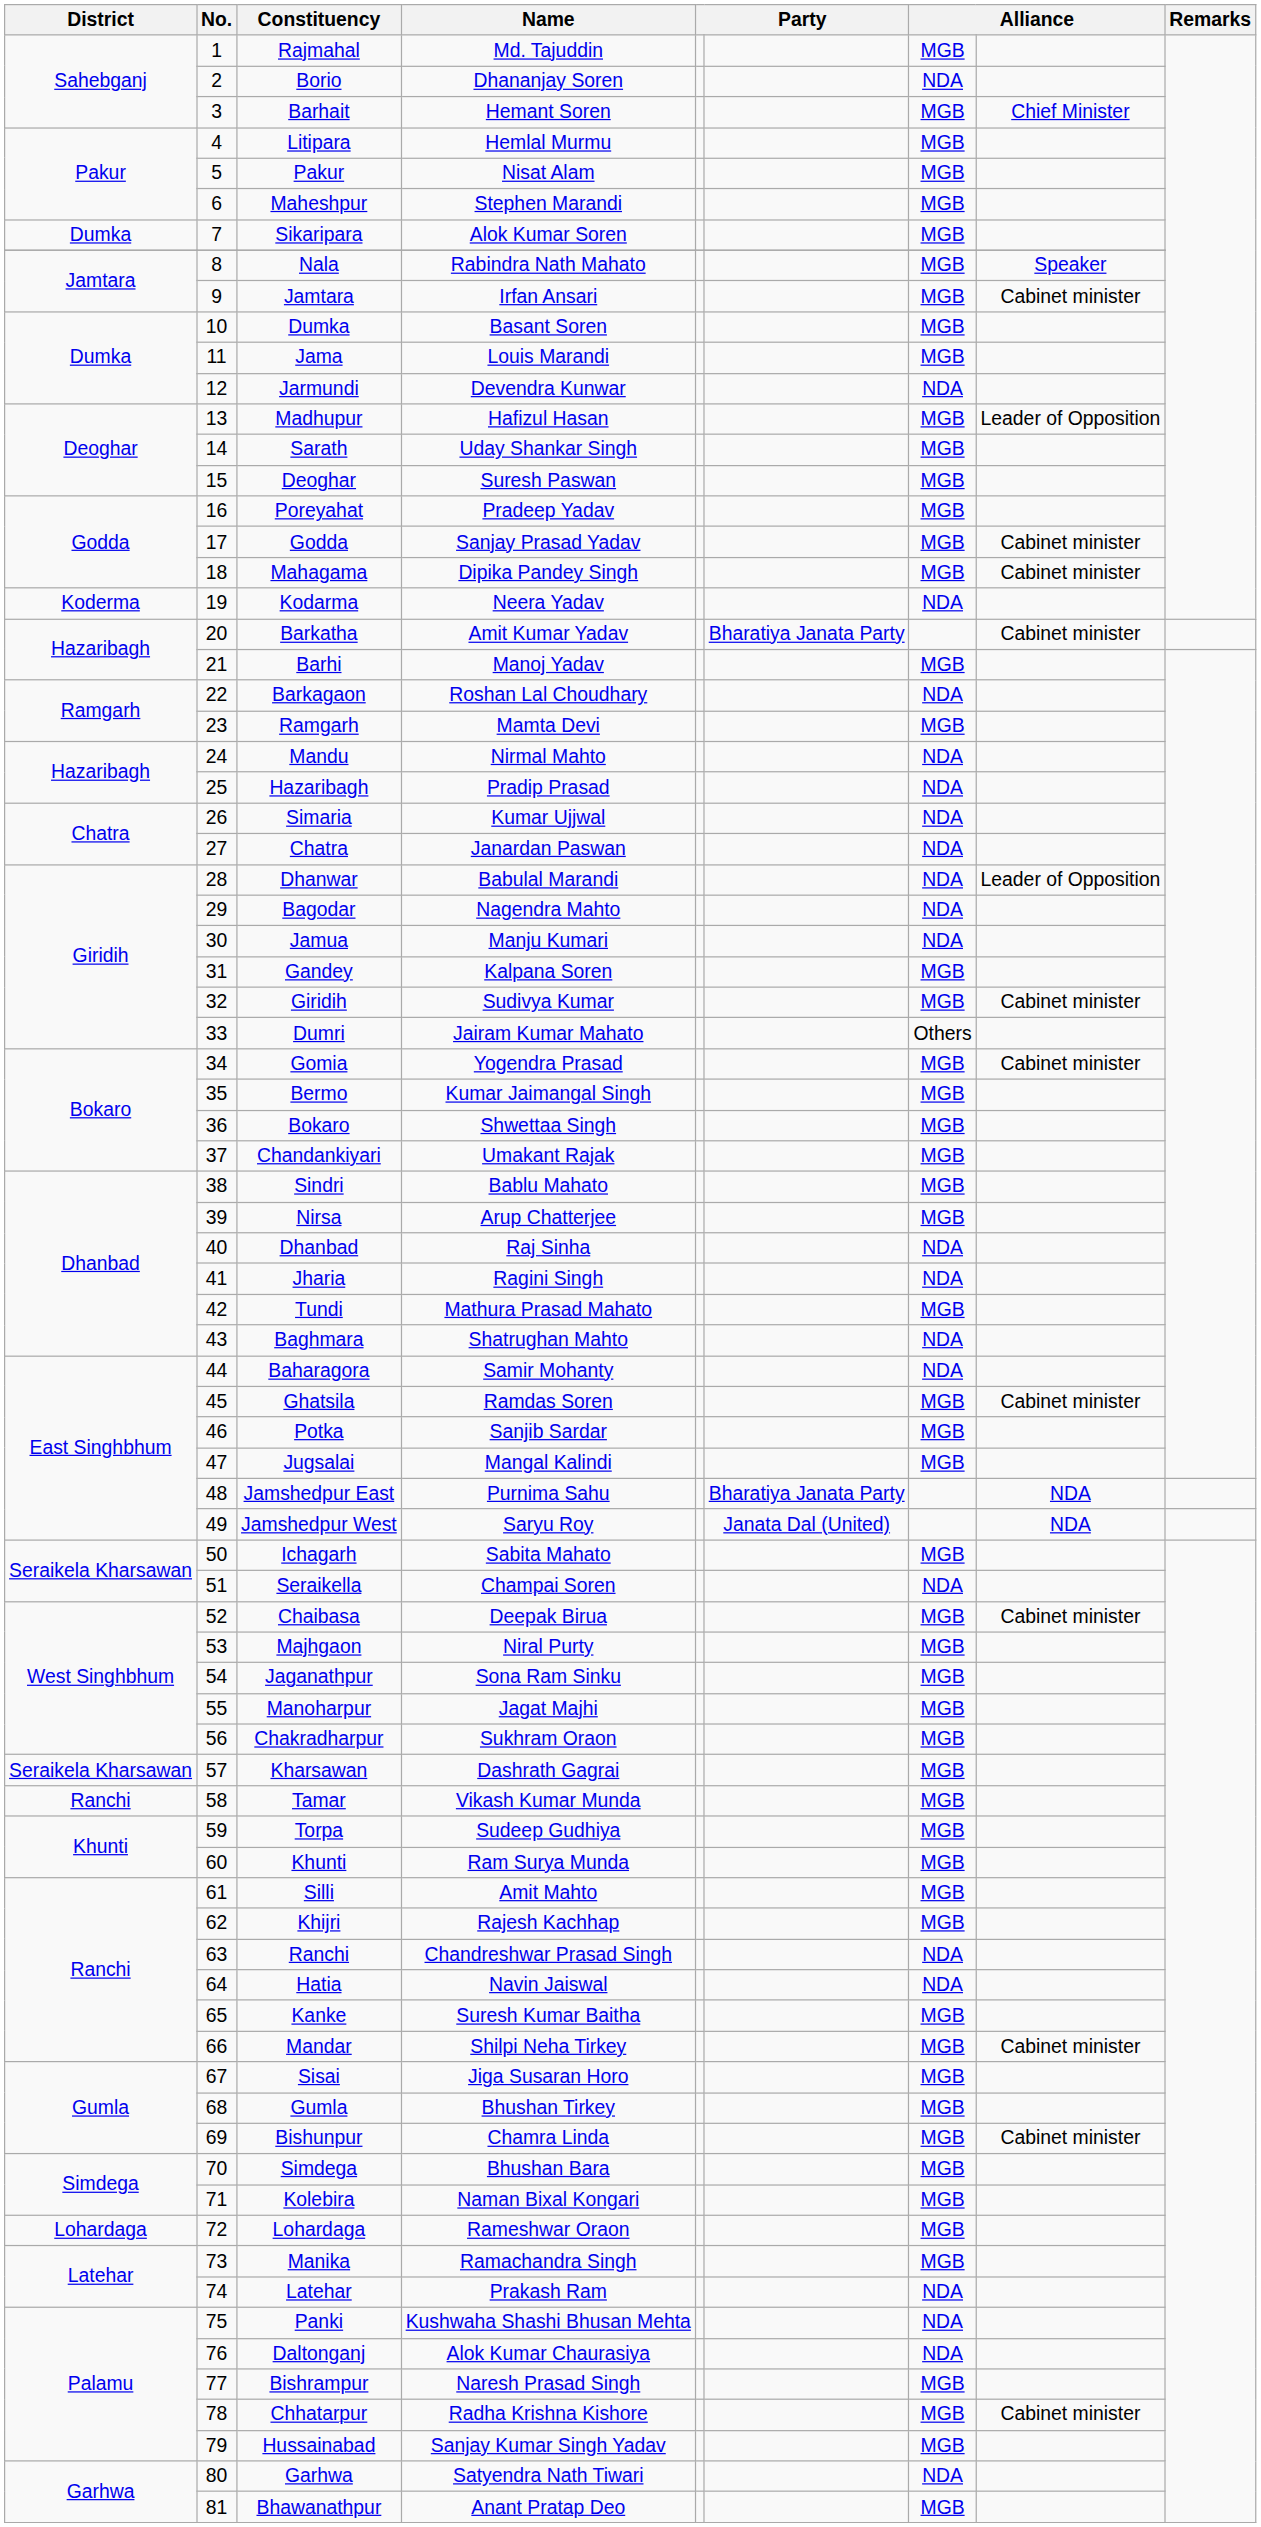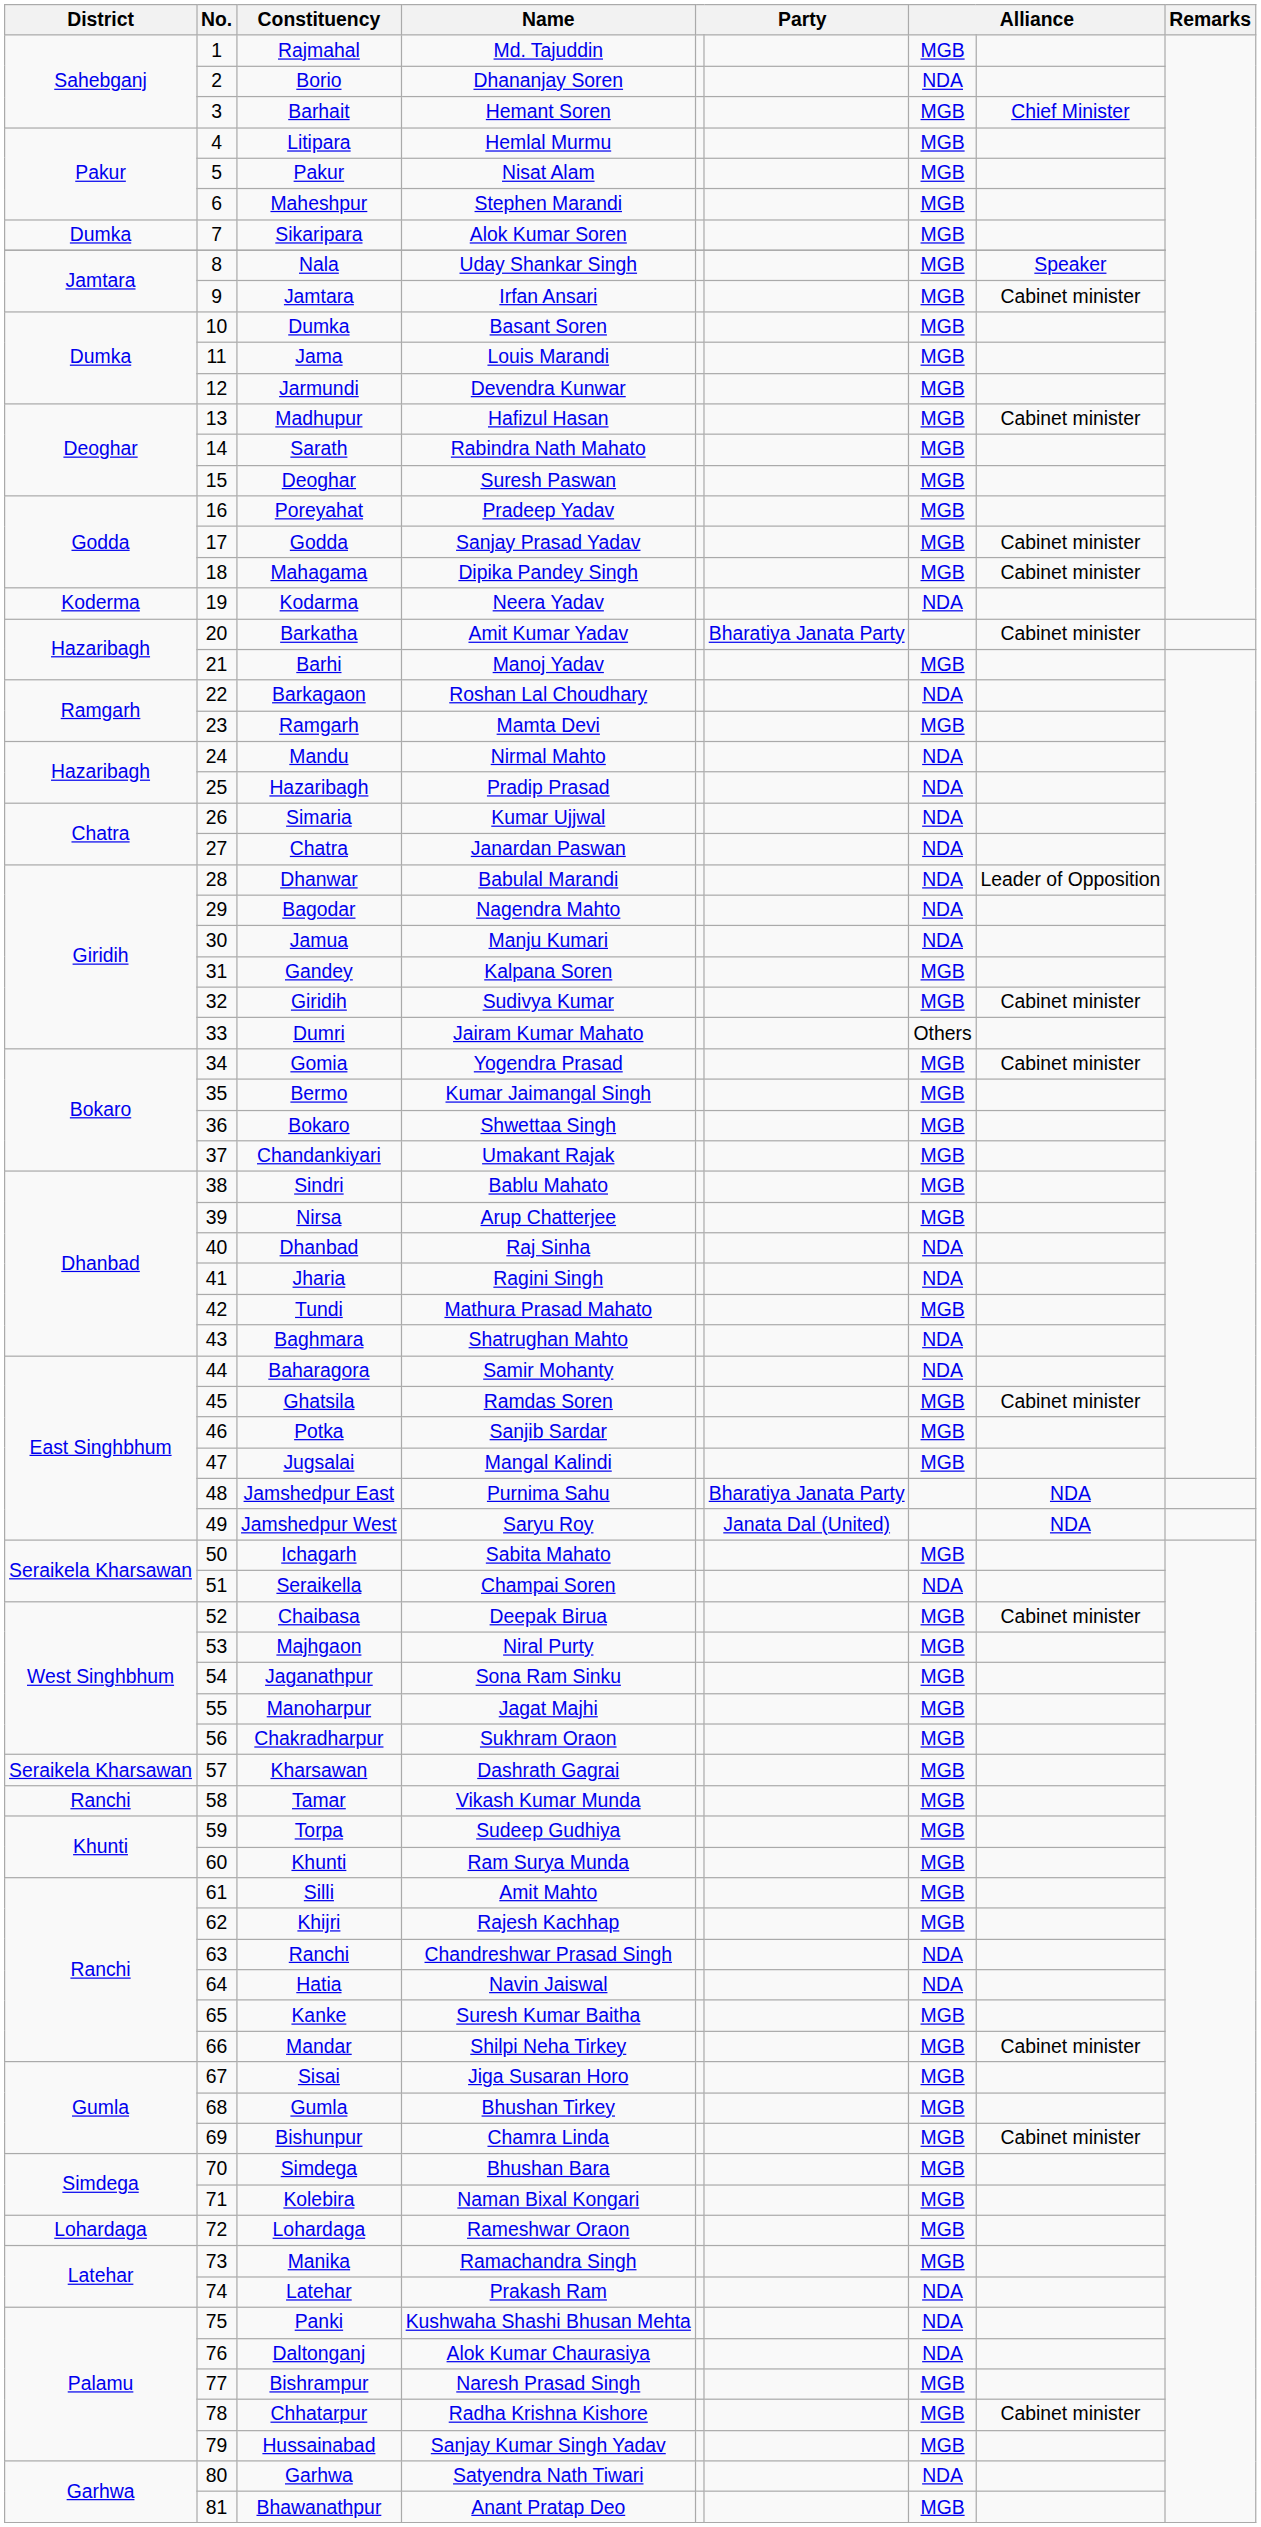(548, 265) Rabindra Nath Mahato -> (548, 265) Uday Shankar Singh
(943, 388) NDA -> (943, 388) MGB
(1070, 419) Leader of Opposition -> (1070, 419) Cabinet minister
(548, 449) Uday Shankar Singh -> (548, 449) Rabindra Nath Mahato
